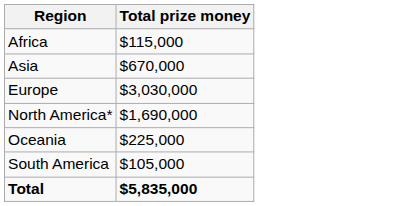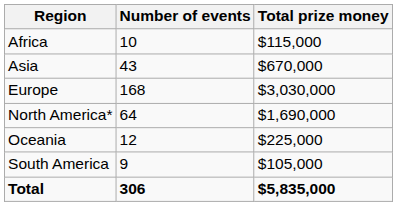+ column: (185, 16)
